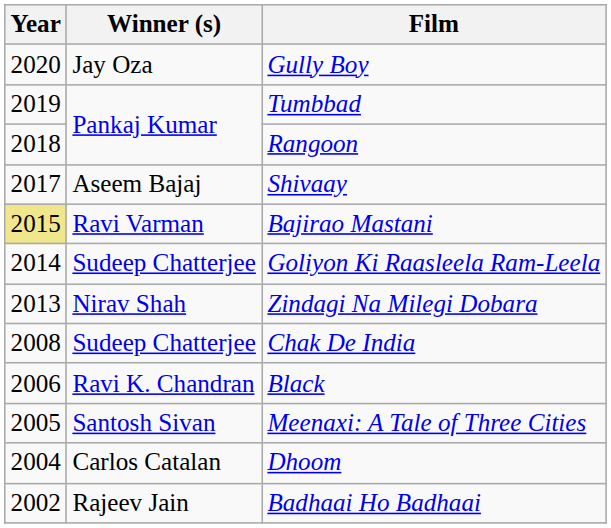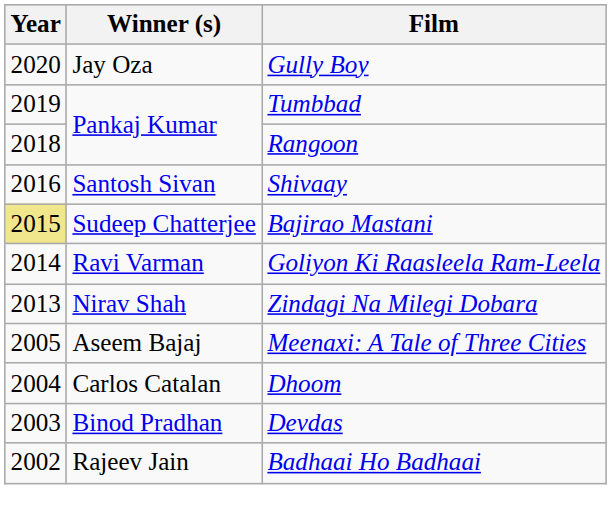(36, 183) 2017 -> (36, 183) 2016
(137, 183) Aseem Bajaj -> (144, 183) Santosh Sivan
(138, 223) Ravi Varman -> (164, 223) Sudeep Chatterjee
(164, 263) Sudeep Chatterjee -> (138, 263) Ravi Varman
- row: (341, 343)
- row: (296, 382)
(144, 422) Santosh Sivan -> (137, 343) Aseem Bajaj
+ row: (305, 422)
